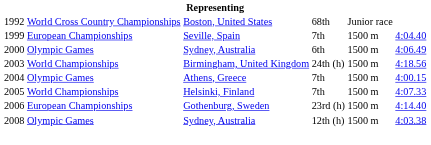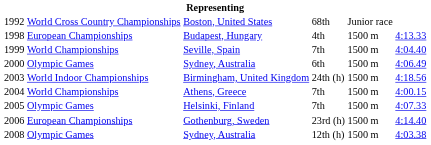+ row: (14, 36)
(80, 36) European Championships -> (73, 50) World Championships
(73, 64) World Championships -> (88, 78) World Indoor Championships
(60, 78) Olympic Games -> (73, 92) World Championships
(73, 92) World Championships -> (60, 106) Olympic Games
